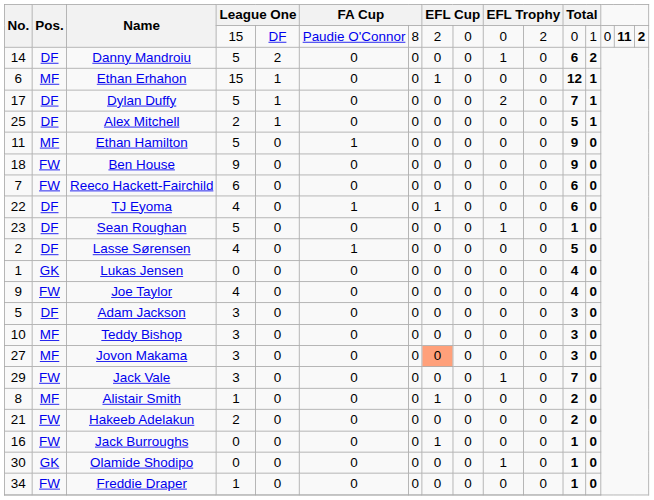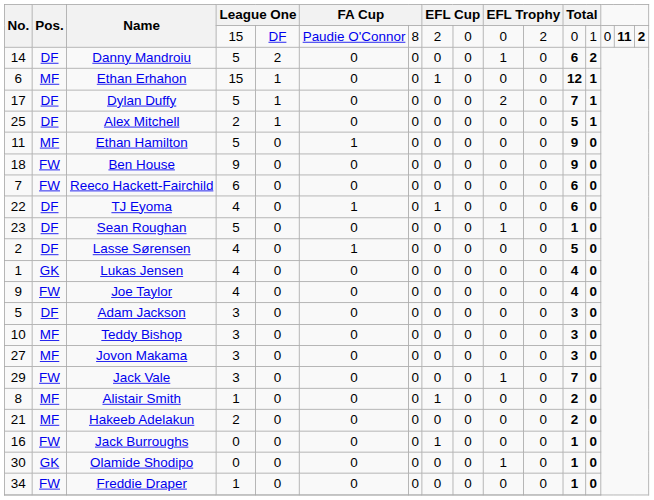(236, 270) 0 -> (236, 270) 4
(437, 356) lightsalmon background -> (437, 356) no background
(50, 420) FW -> (50, 420) MF
